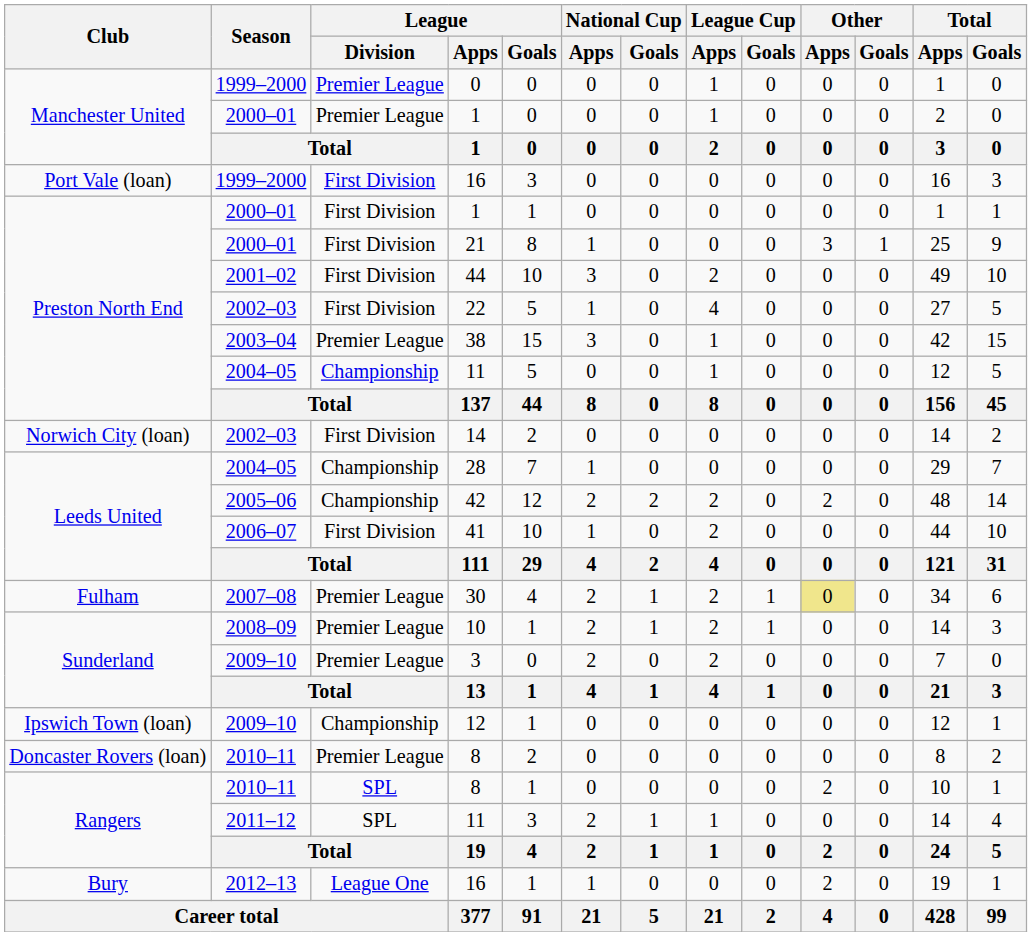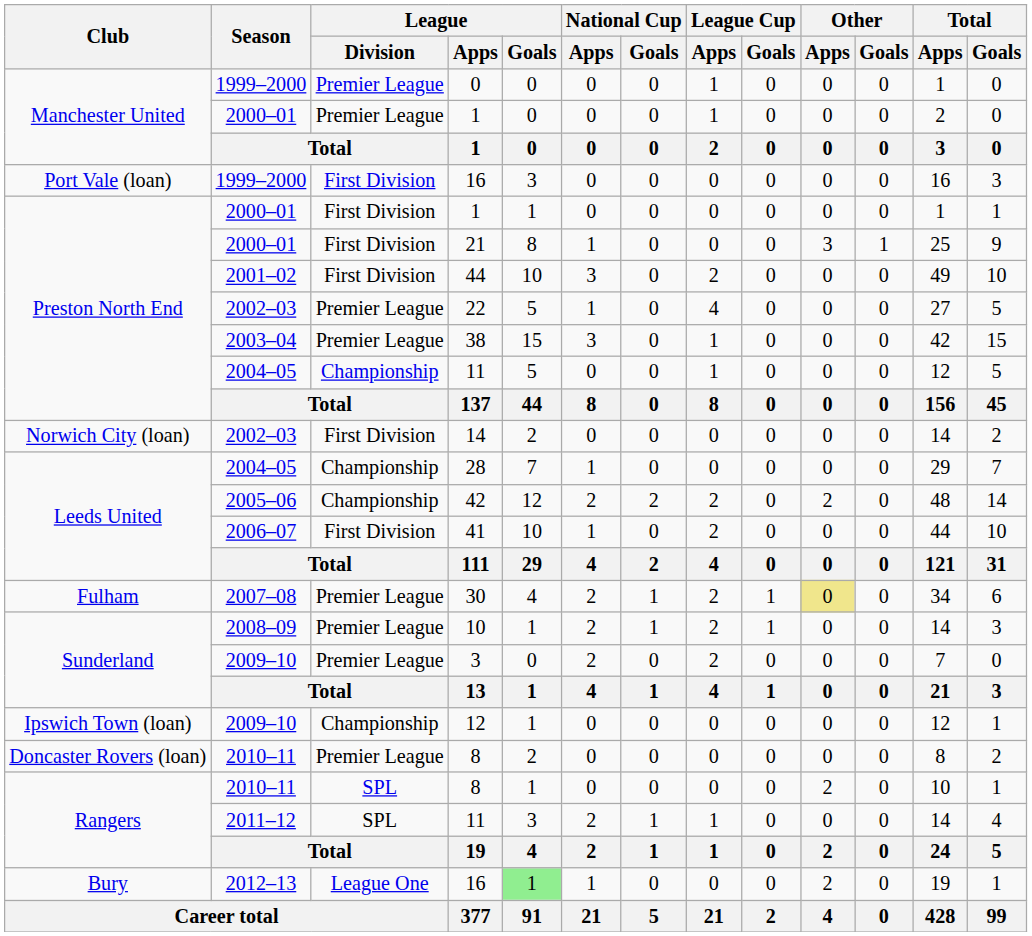(380, 308) First Division -> (380, 308) Premier League
(532, 883) no background -> (532, 883) lightgreen background
